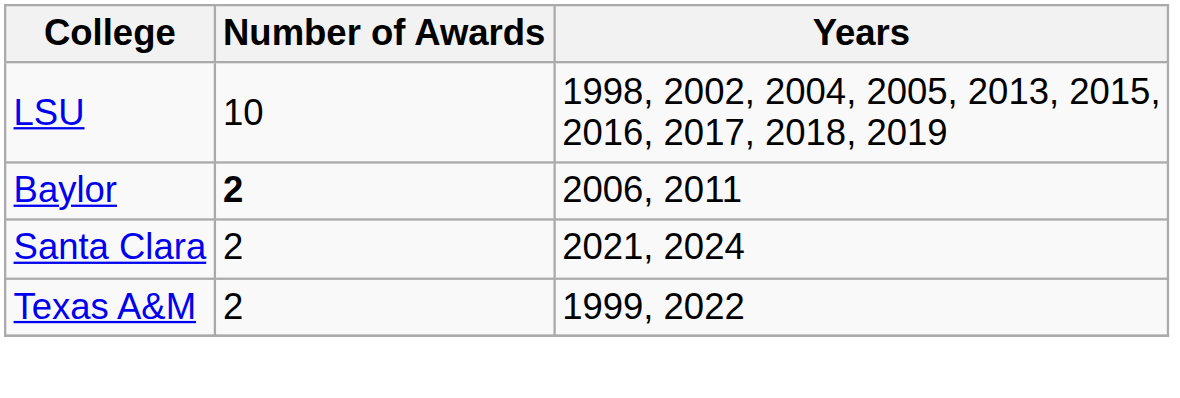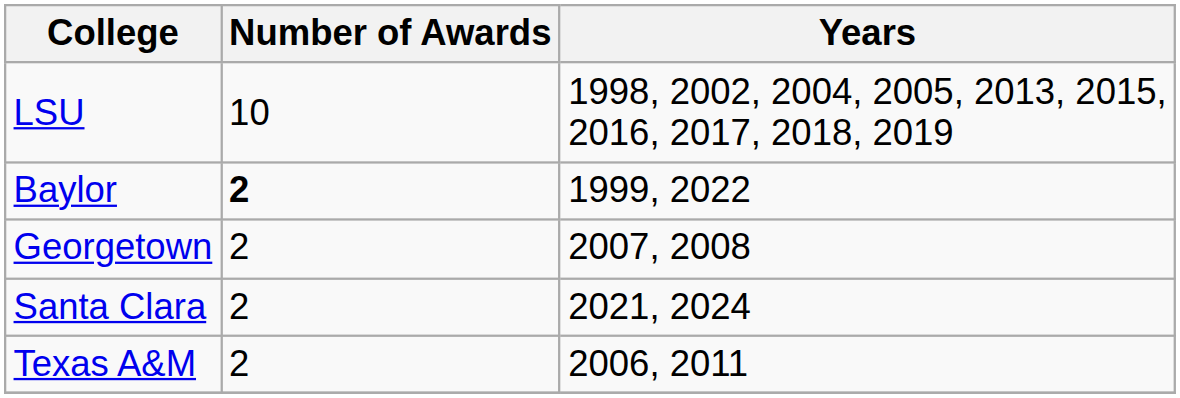(652, 190) 2006, 2011 -> (660, 190) 1999, 2022
+ row: (113, 248)
(653, 305) 1999, 2022 -> (658, 363) 2006, 2011
